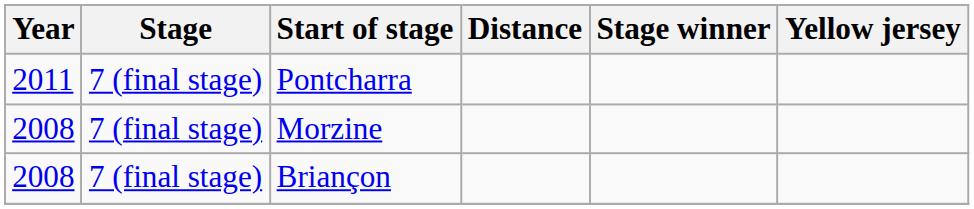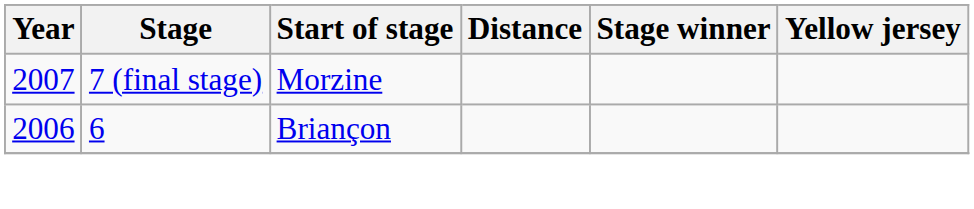- row: (344, 78)
(43, 128) 2008 -> (43, 78) 2007
(43, 177) 2008 -> (43, 128) 2006
(176, 177) 7 (final stage) -> (97, 128) 6
